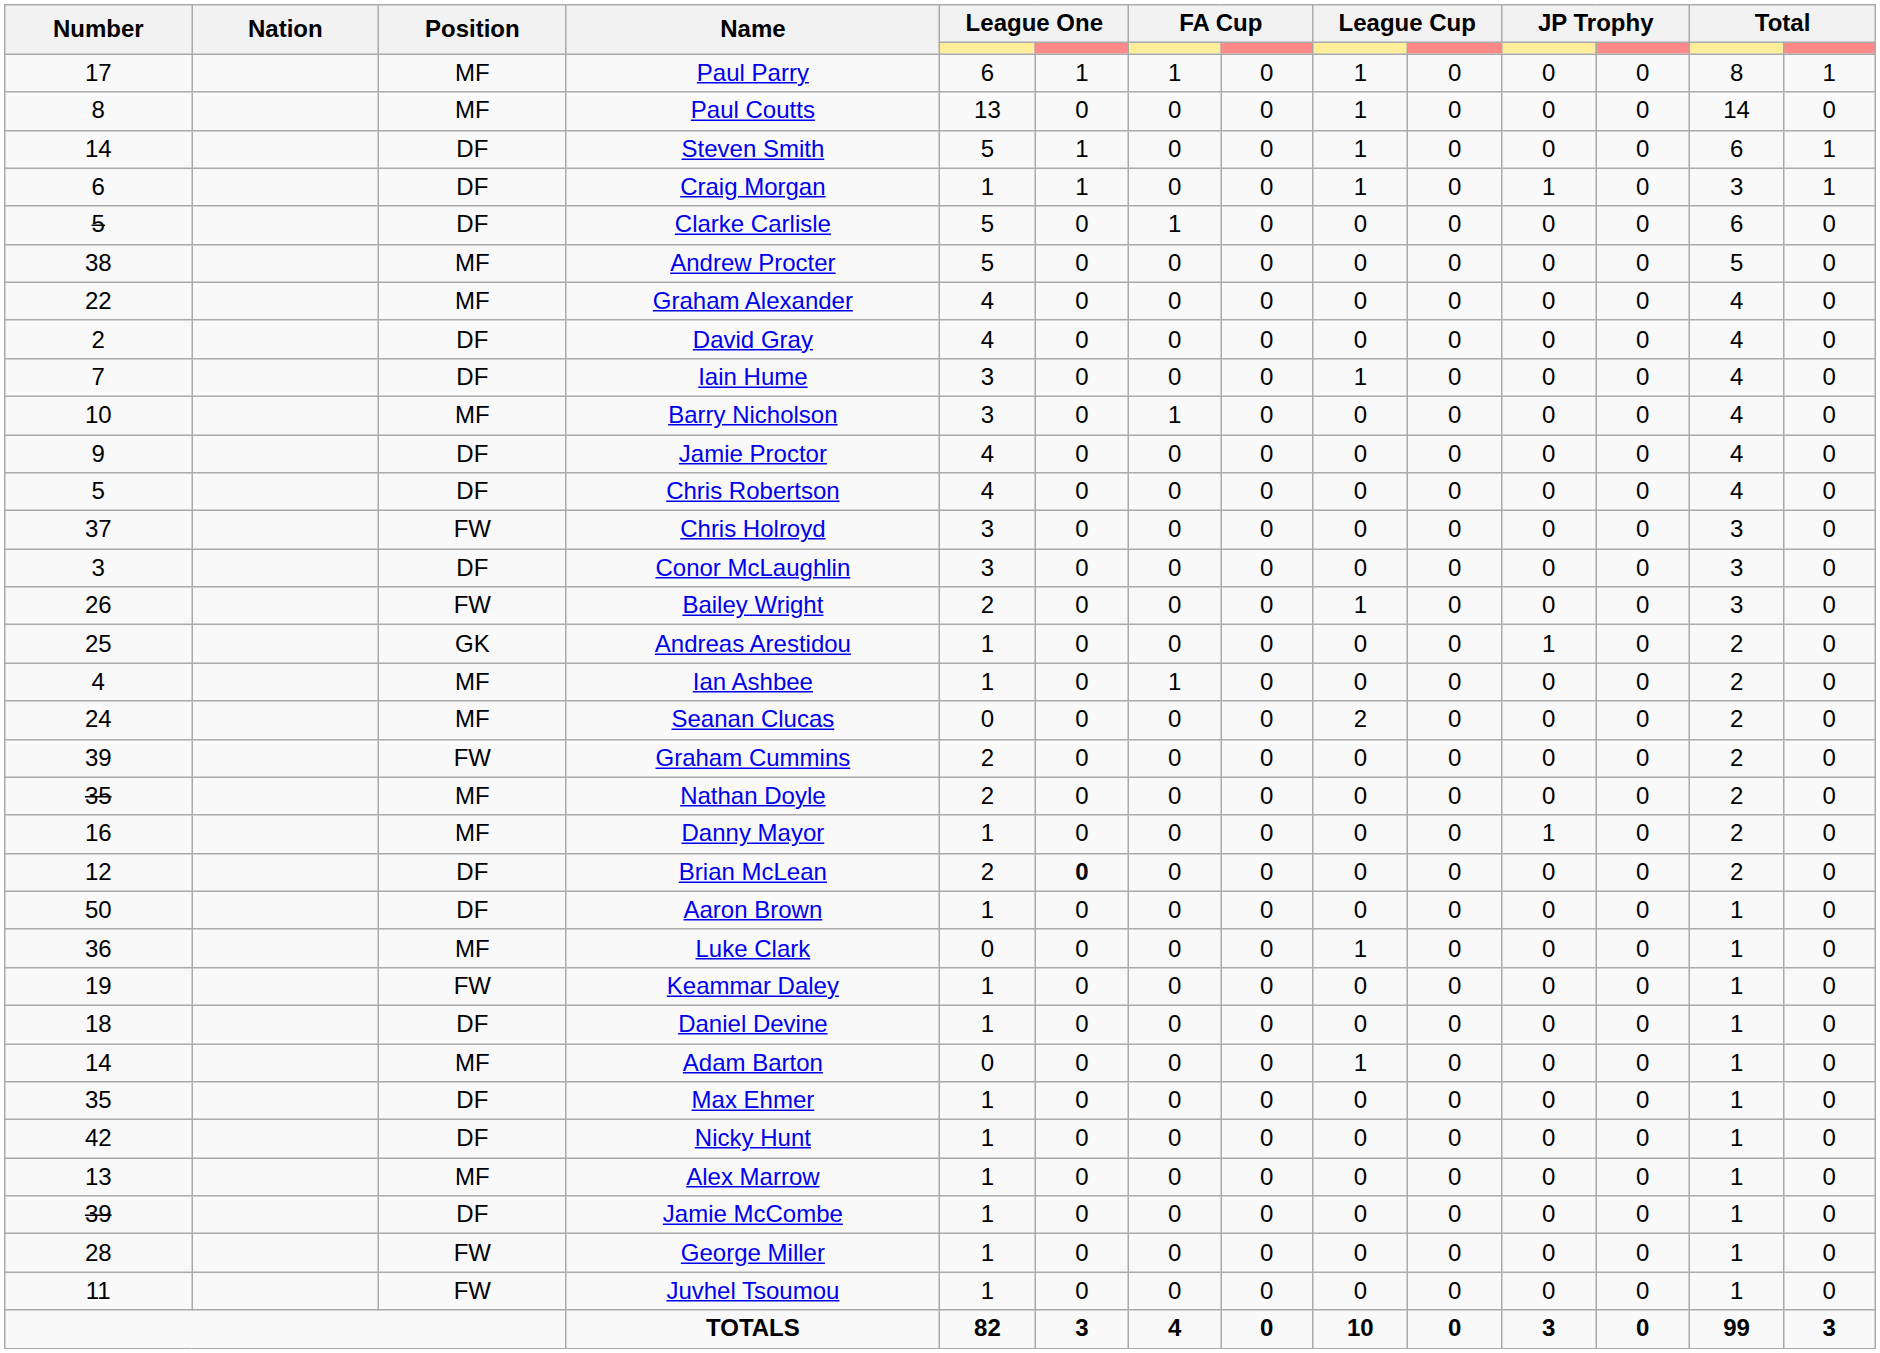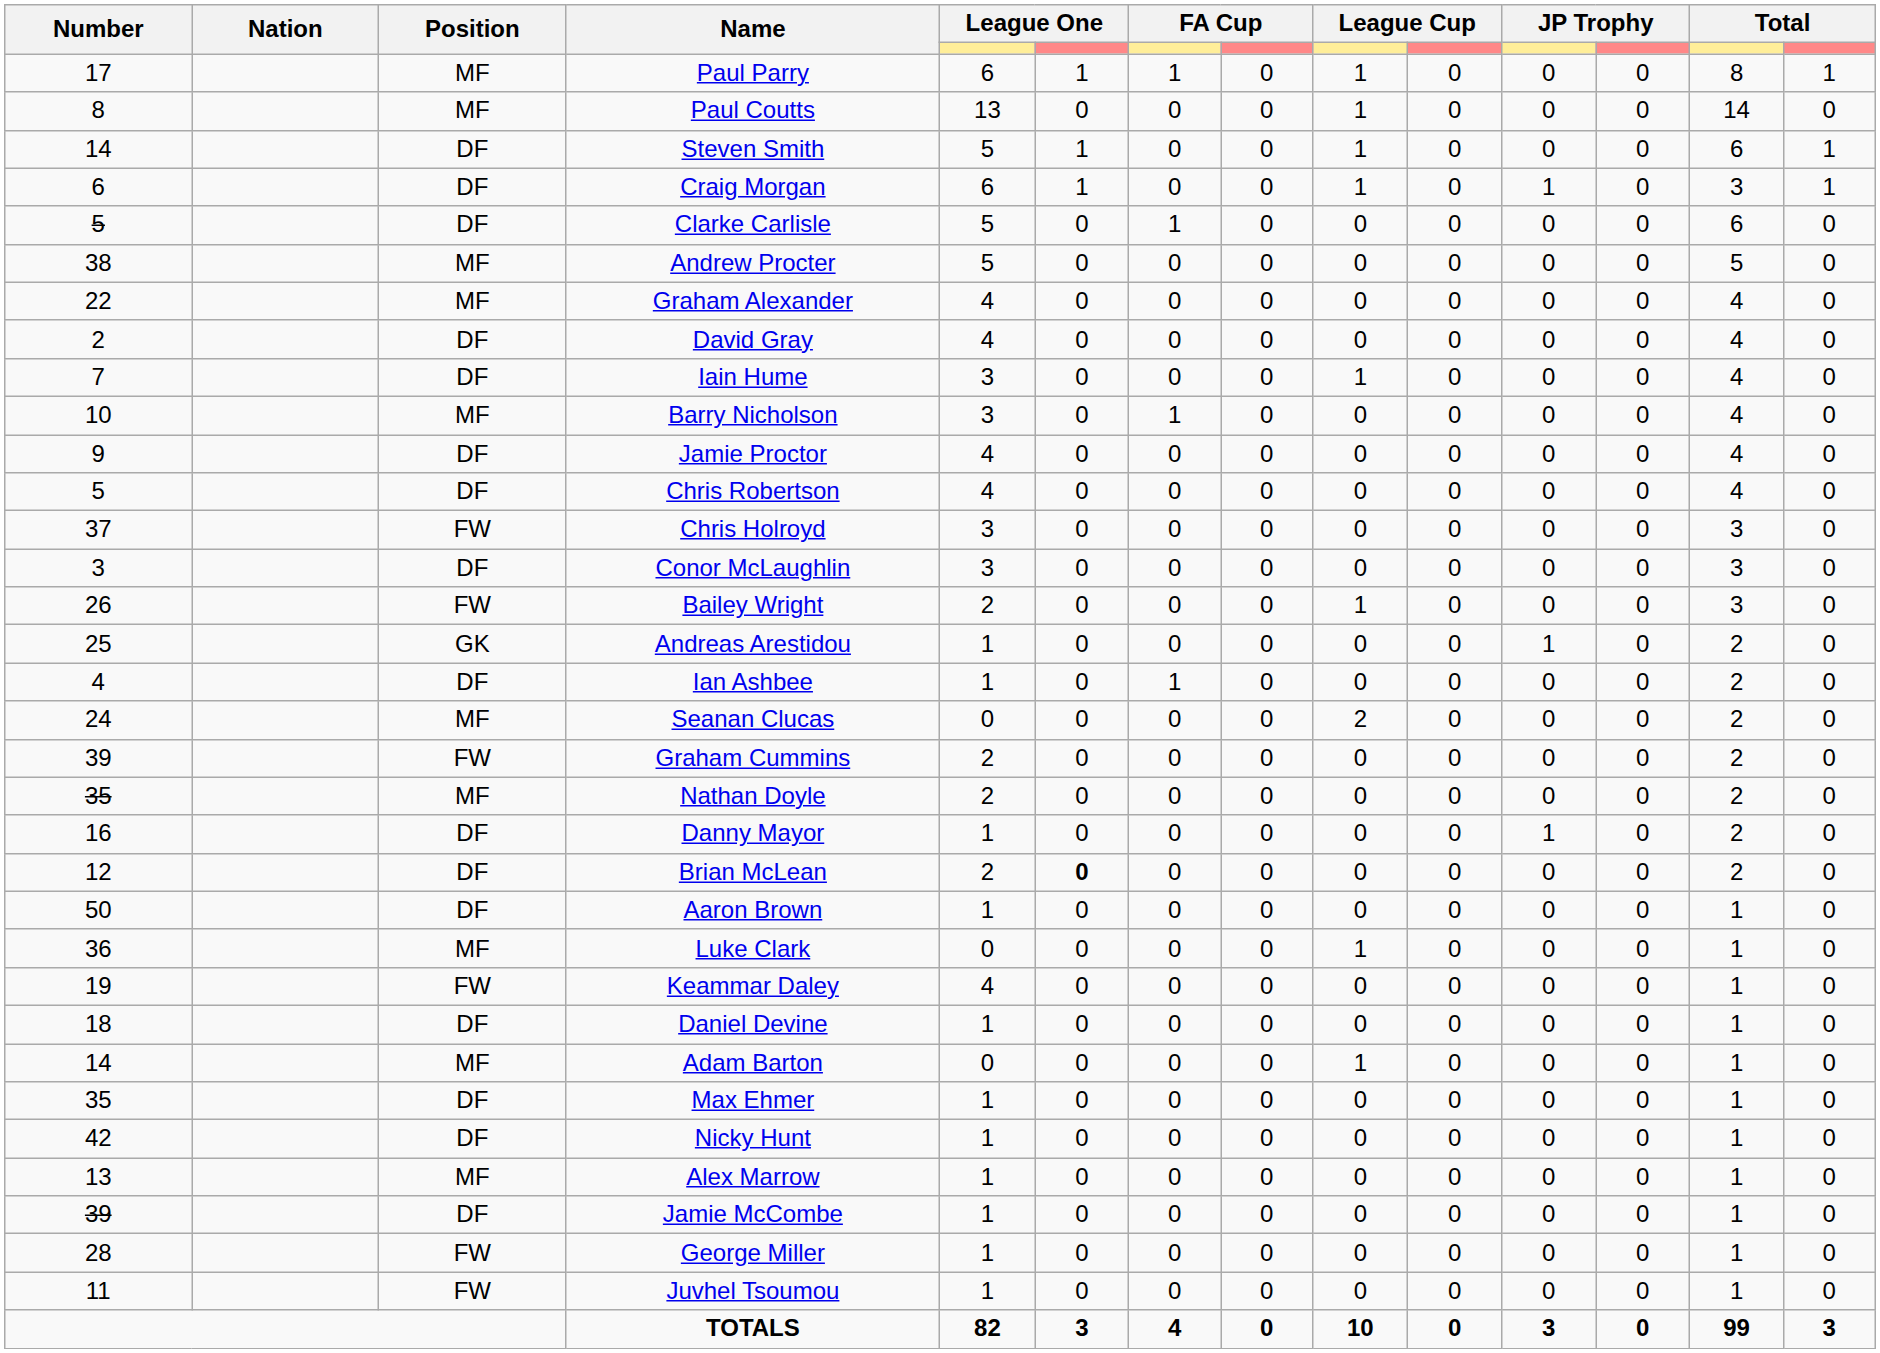(987, 186) 1 -> (987, 186) 6
(472, 681) MF -> (472, 681) DF
(472, 833) MF -> (472, 833) DF
(987, 986) 1 -> (987, 986) 4
